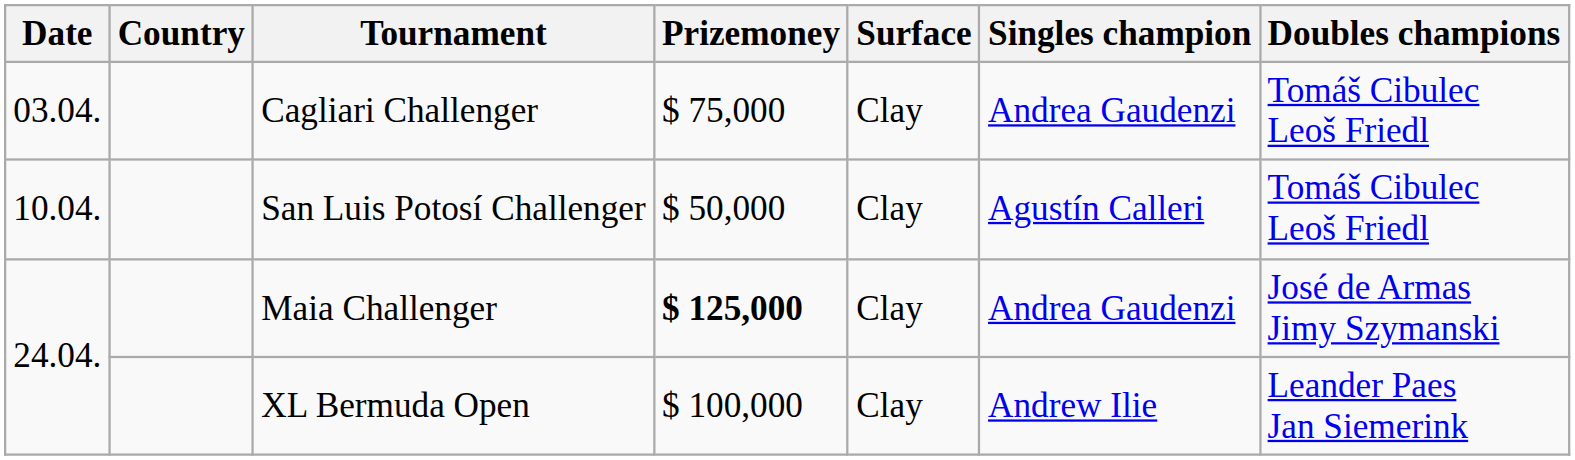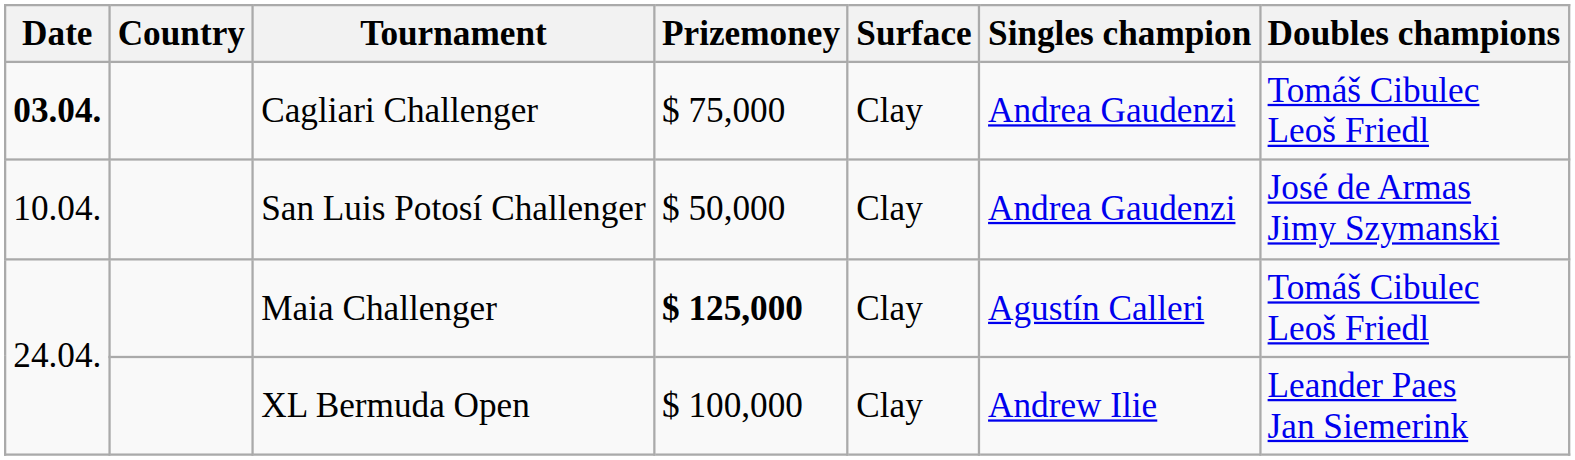(57, 110) normal -> (57, 110) bold
(1096, 208) Agustín Calleri -> (1112, 208) Andrea Gaudenzi
(1374, 208) Tomáš Cibulec Leoš Friedl -> (1384, 208) José de Armas Jimy Szymanski
(1112, 306) Andrea Gaudenzi -> (1096, 306) Agustín Calleri
(1384, 306) José de Armas Jimy Szymanski -> (1374, 306) Tomáš Cibulec Leoš Friedl
